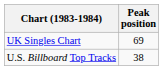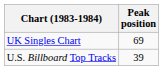(139, 57) 38 -> (139, 57) 39
